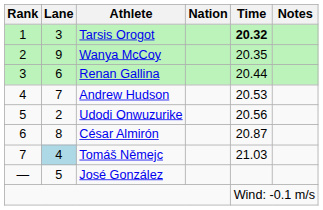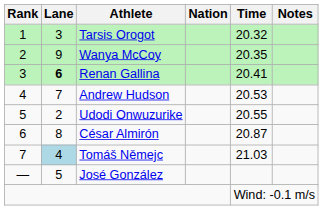(252, 34) bold -> (252, 34) normal
(59, 74) normal -> (59, 74) bold
(252, 74) 20.44 -> (252, 74) 20.41
(252, 114) 20.56 -> (252, 114) 20.55
